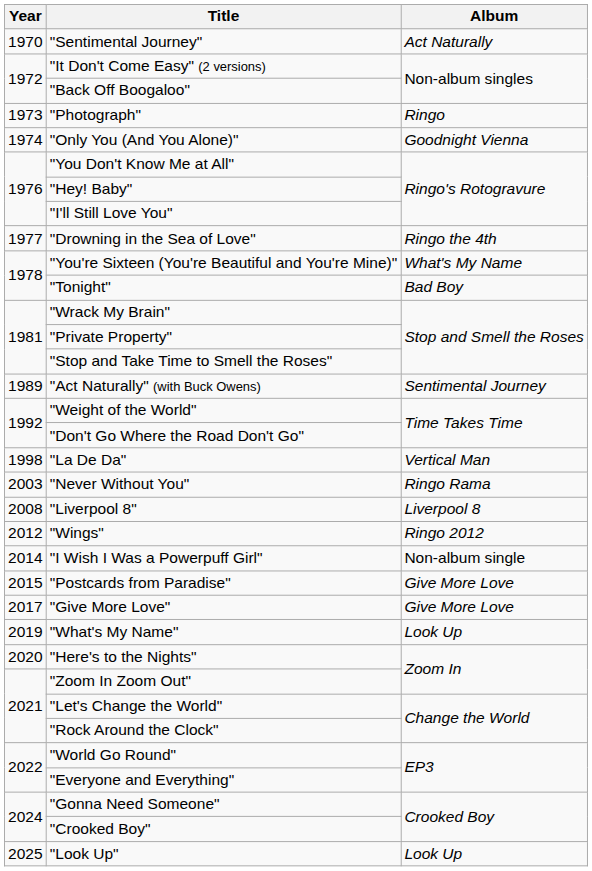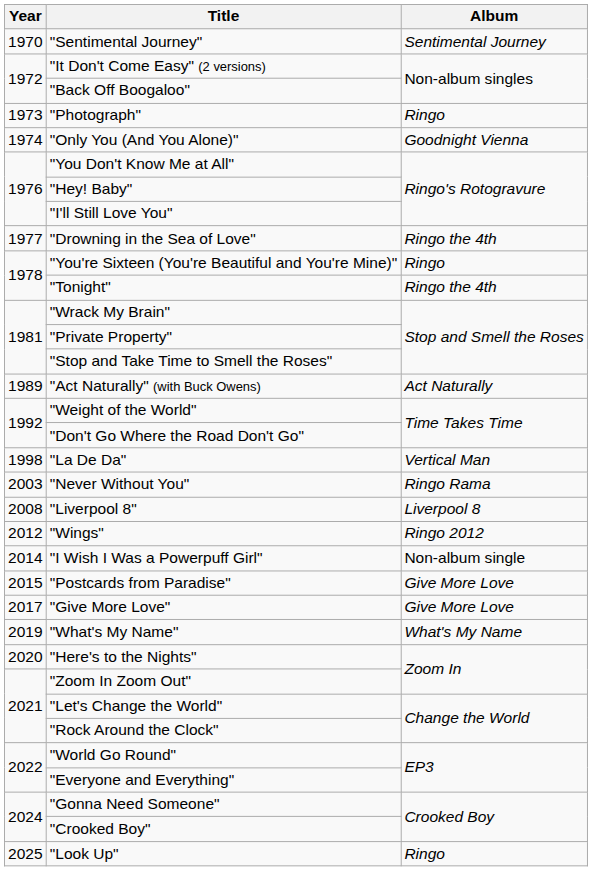(448, 41) Act Naturally -> (475, 41) Sentimental Journey
(463, 262) What's My Name -> (425, 262) Ringo
(434, 287) Bad Boy -> (451, 287) Ringo the 4th
(475, 386) Sentimental Journey -> (448, 386) Act Naturally
(433, 632) Look Up -> (463, 632) What's My Name
(433, 853) Look Up -> (425, 853) Ringo
